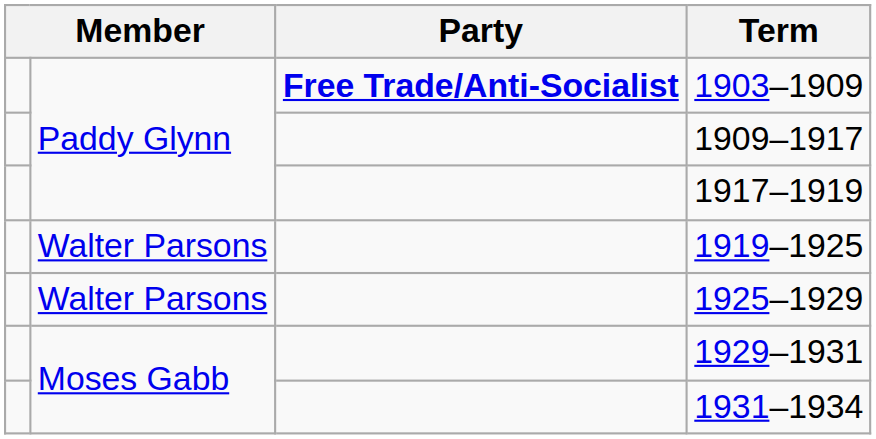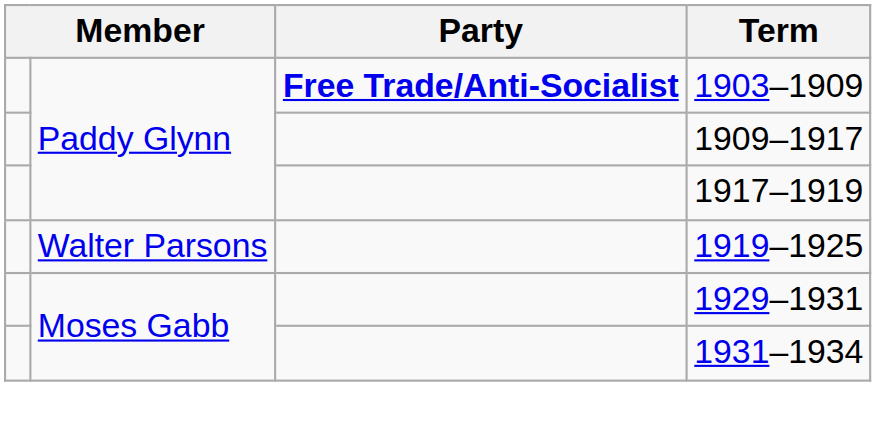- row: (779, 298)
